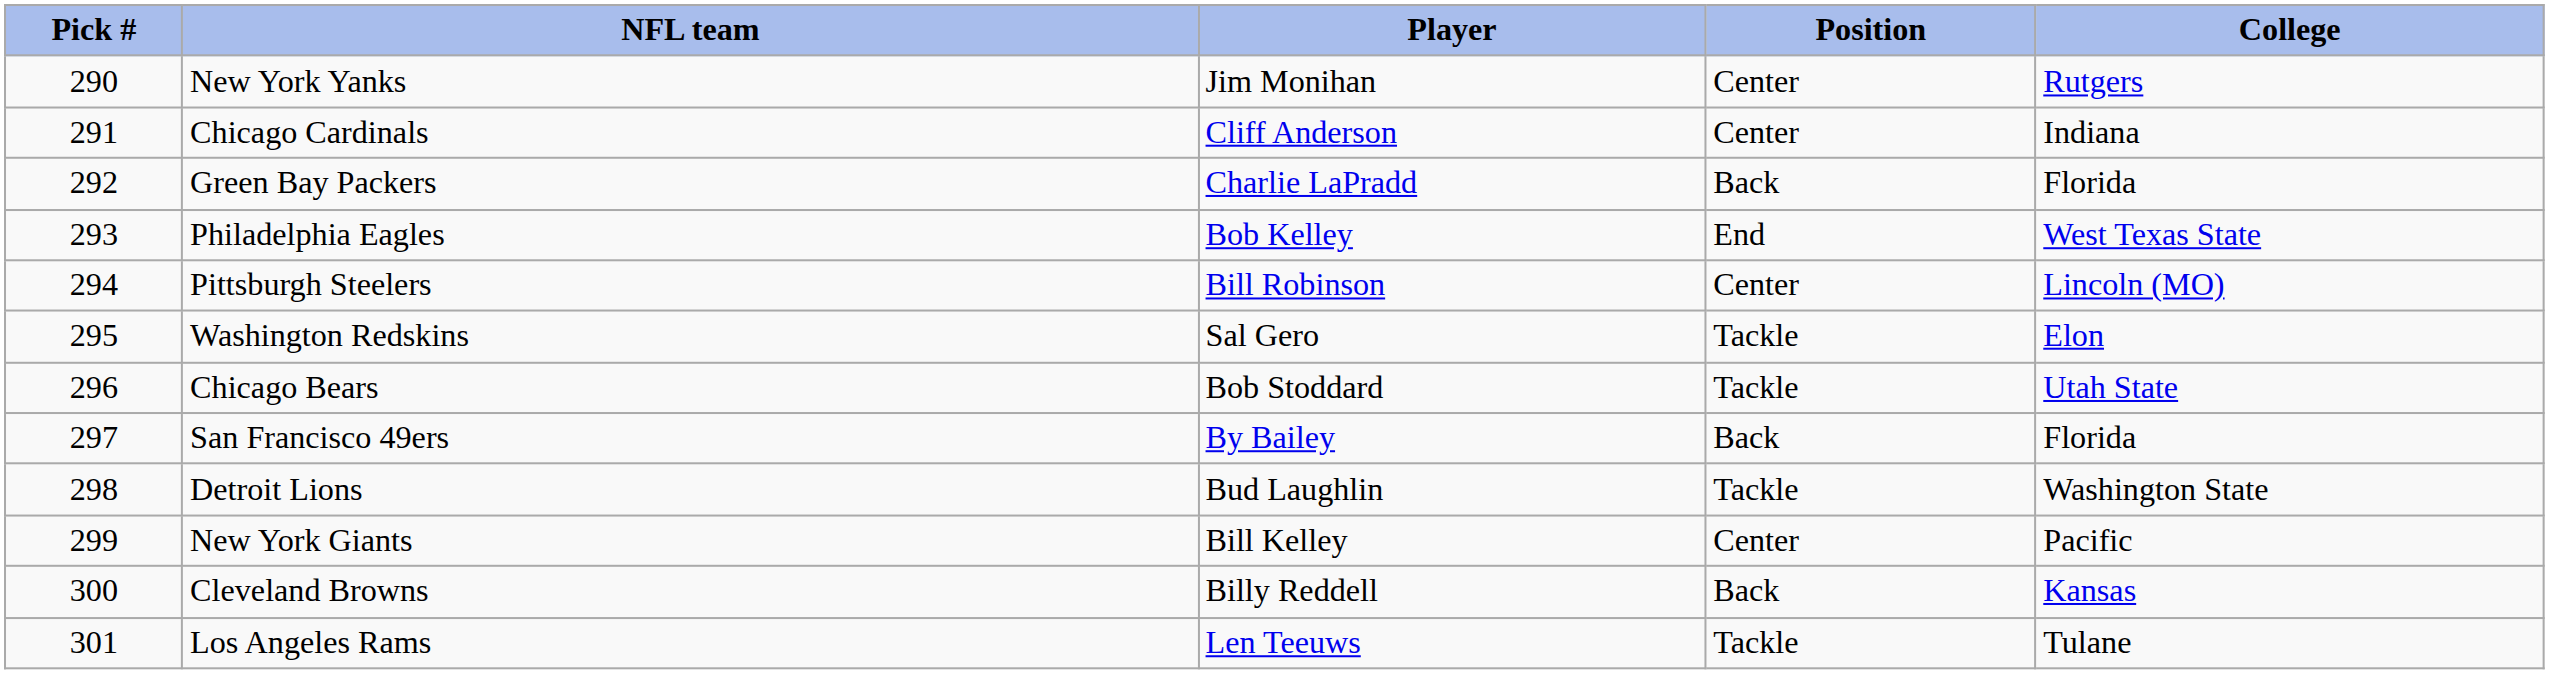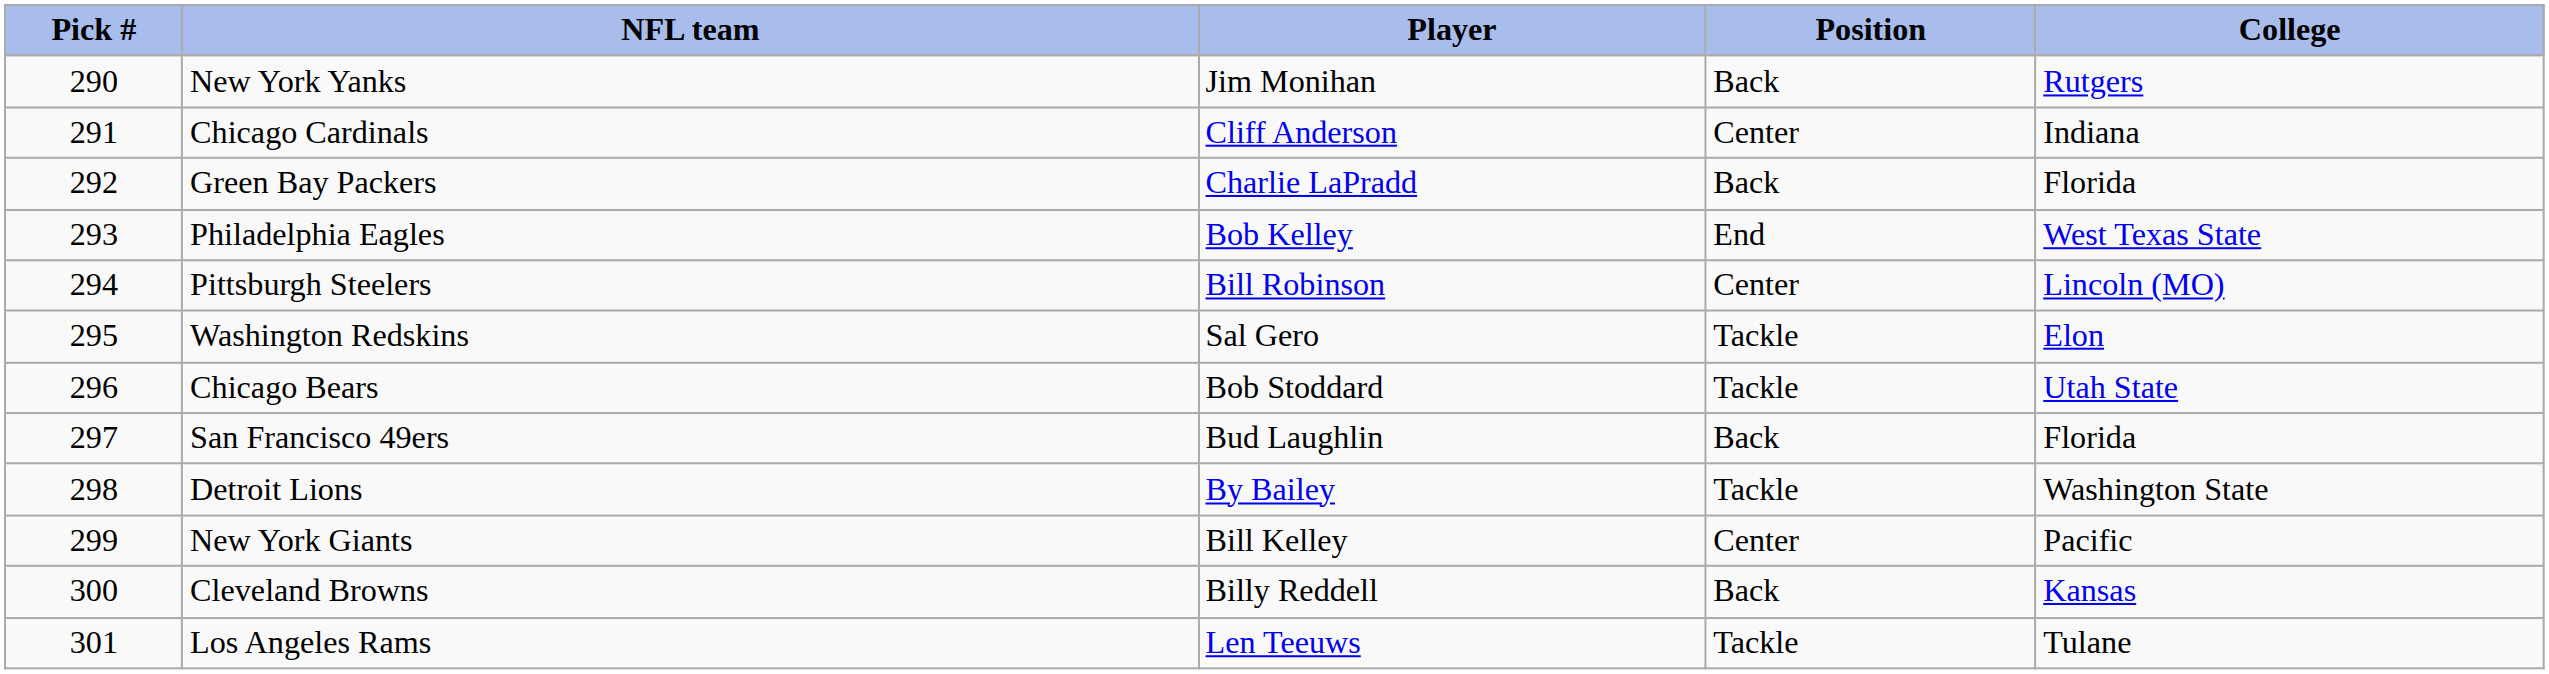(1756, 81) Center -> (1746, 81) Back
(1270, 438) By Bailey -> (1294, 438) Bud Laughlin
(1294, 489) Bud Laughlin -> (1270, 489) By Bailey
